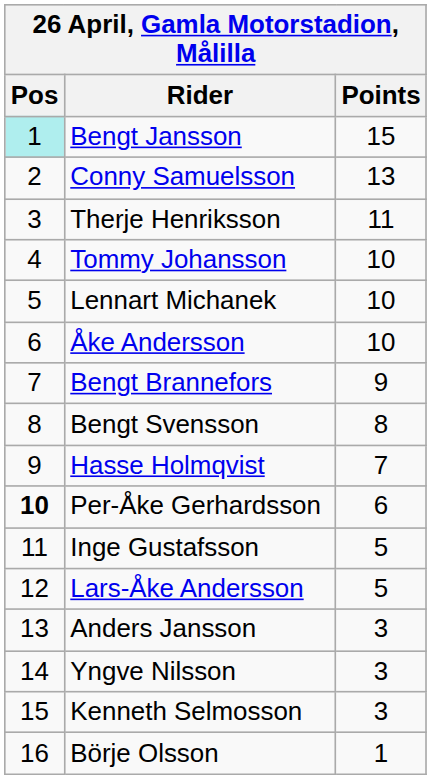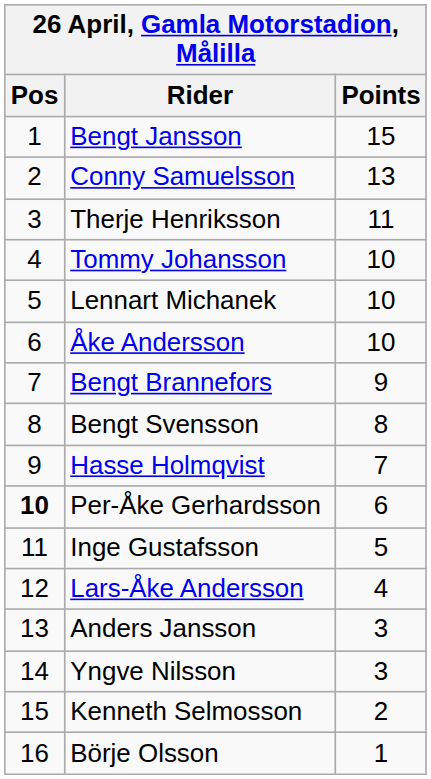(35, 136) paleturquoise background -> (35, 136) no background
(381, 588) 5 -> (381, 588) 4
(381, 711) 3 -> (381, 711) 2
